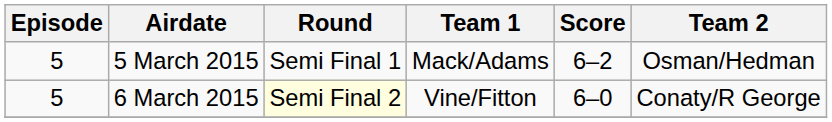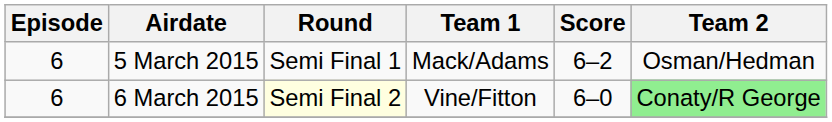(57, 60) 5 -> (57, 60) 6
(57, 98) 5 -> (57, 98) 6
(729, 98) no background -> (729, 98) lightgreen background
